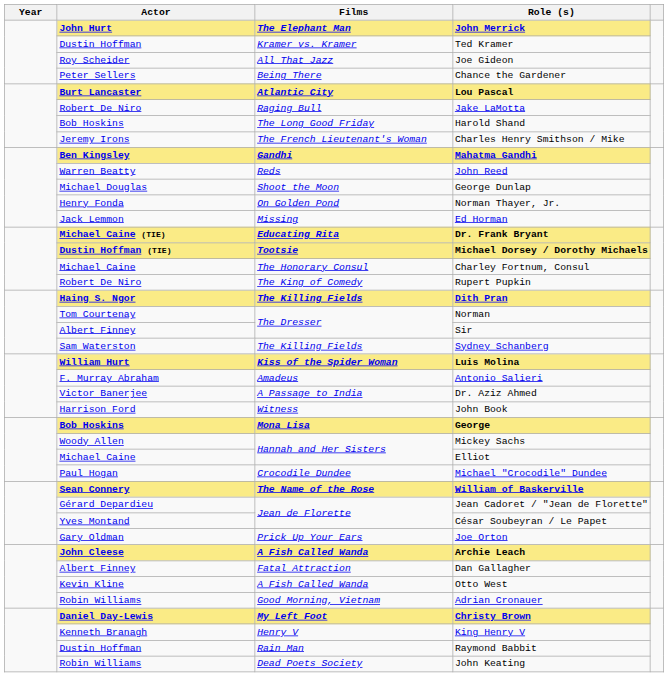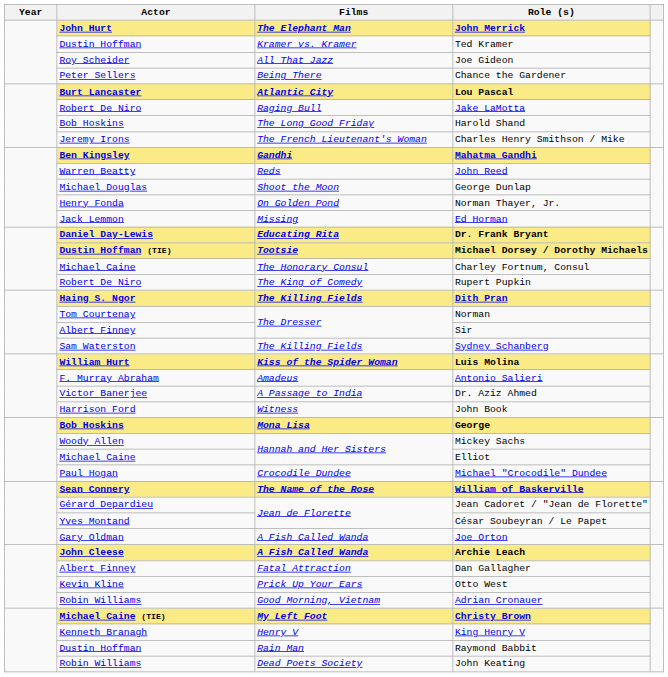(113, 235) Michael Caine (TIE) -> (106, 235) Daniel Day-Lewis
(310, 537) Prick Up Your Ears -> (313, 537) A Fish Called Wanda
(313, 584) A Fish Called Wanda -> (310, 584) Prick Up Your Ears
(106, 616) Daniel Day-Lewis -> (113, 616) Michael Caine (TIE)
